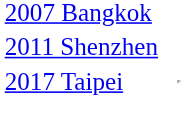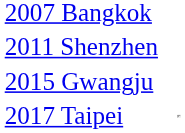+ row: (79, 81)
